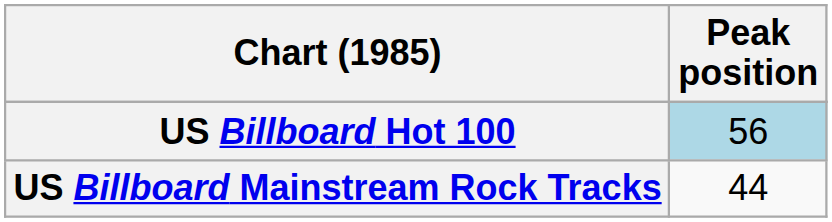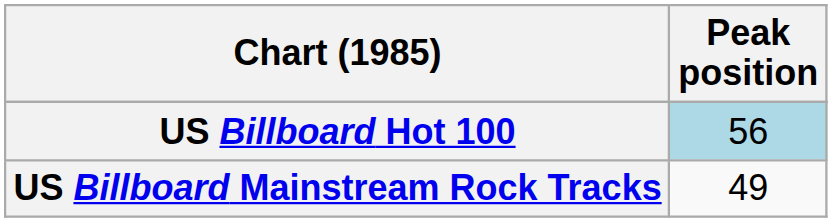(748, 187) 44 -> (748, 187) 49
